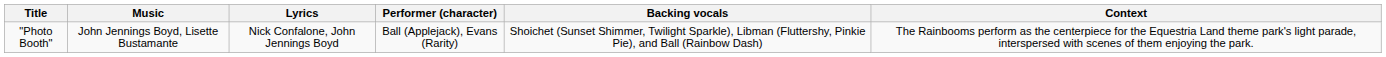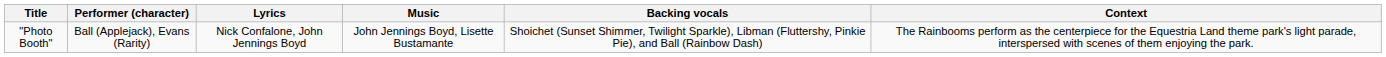columns swapped: (148, 13) <-> (440, 13)
